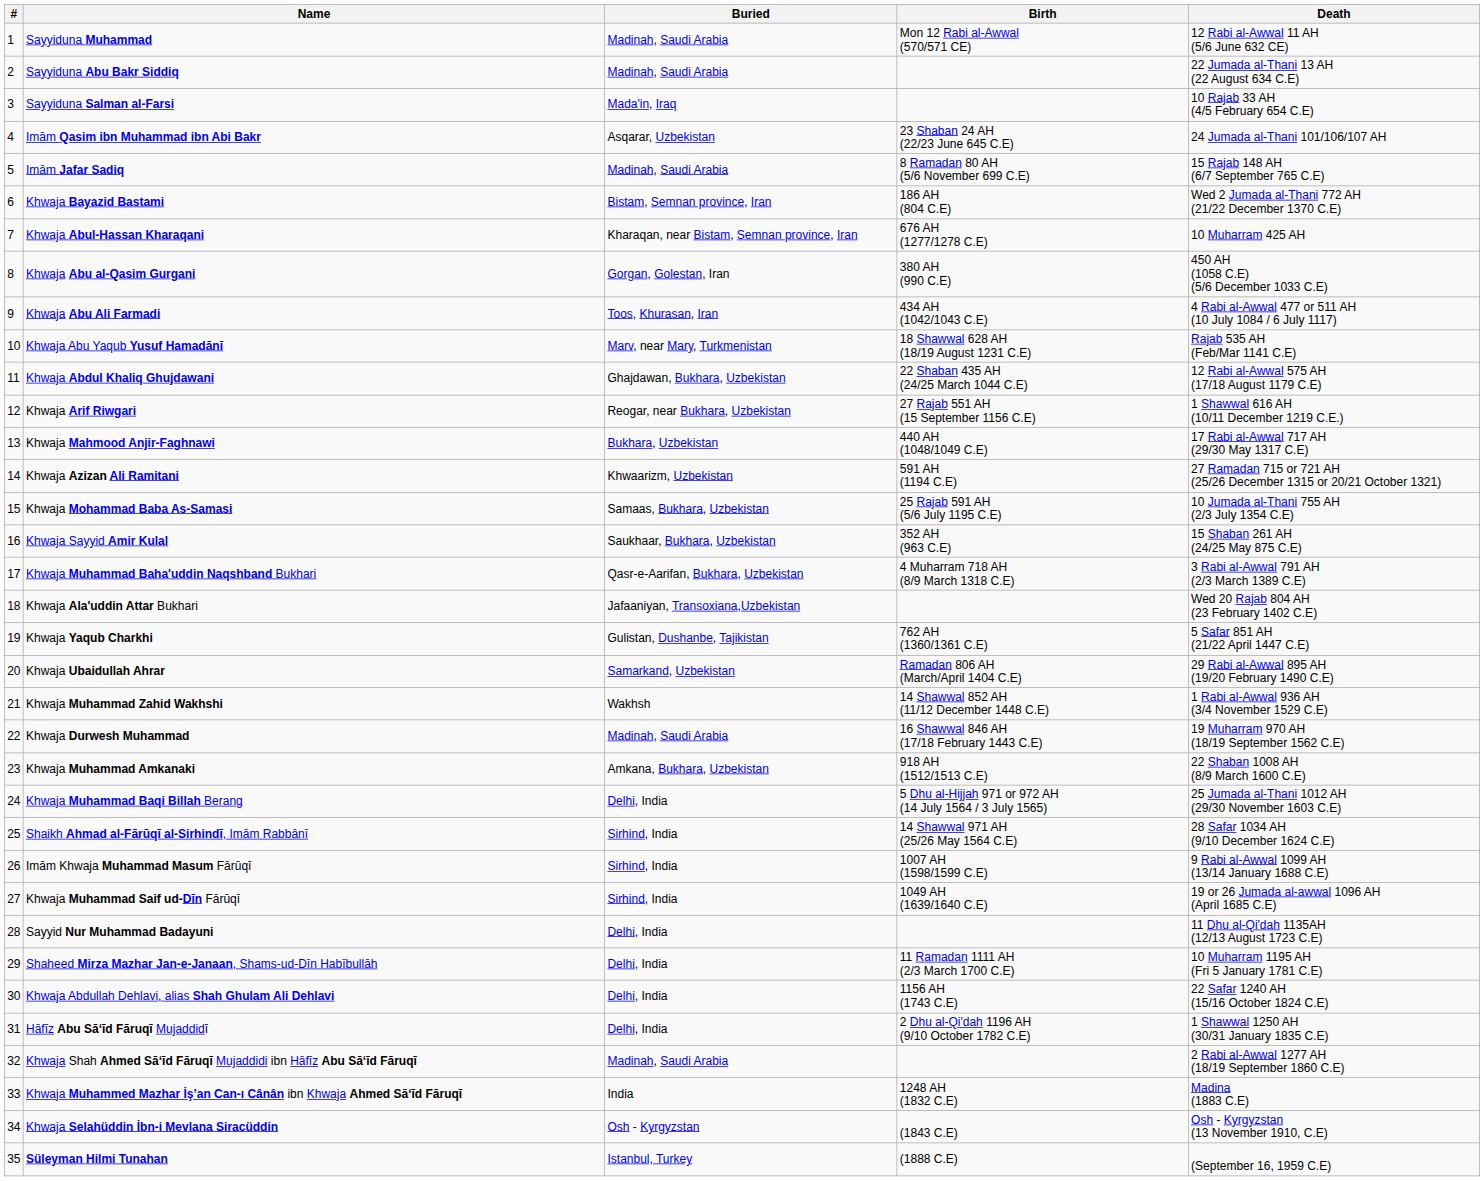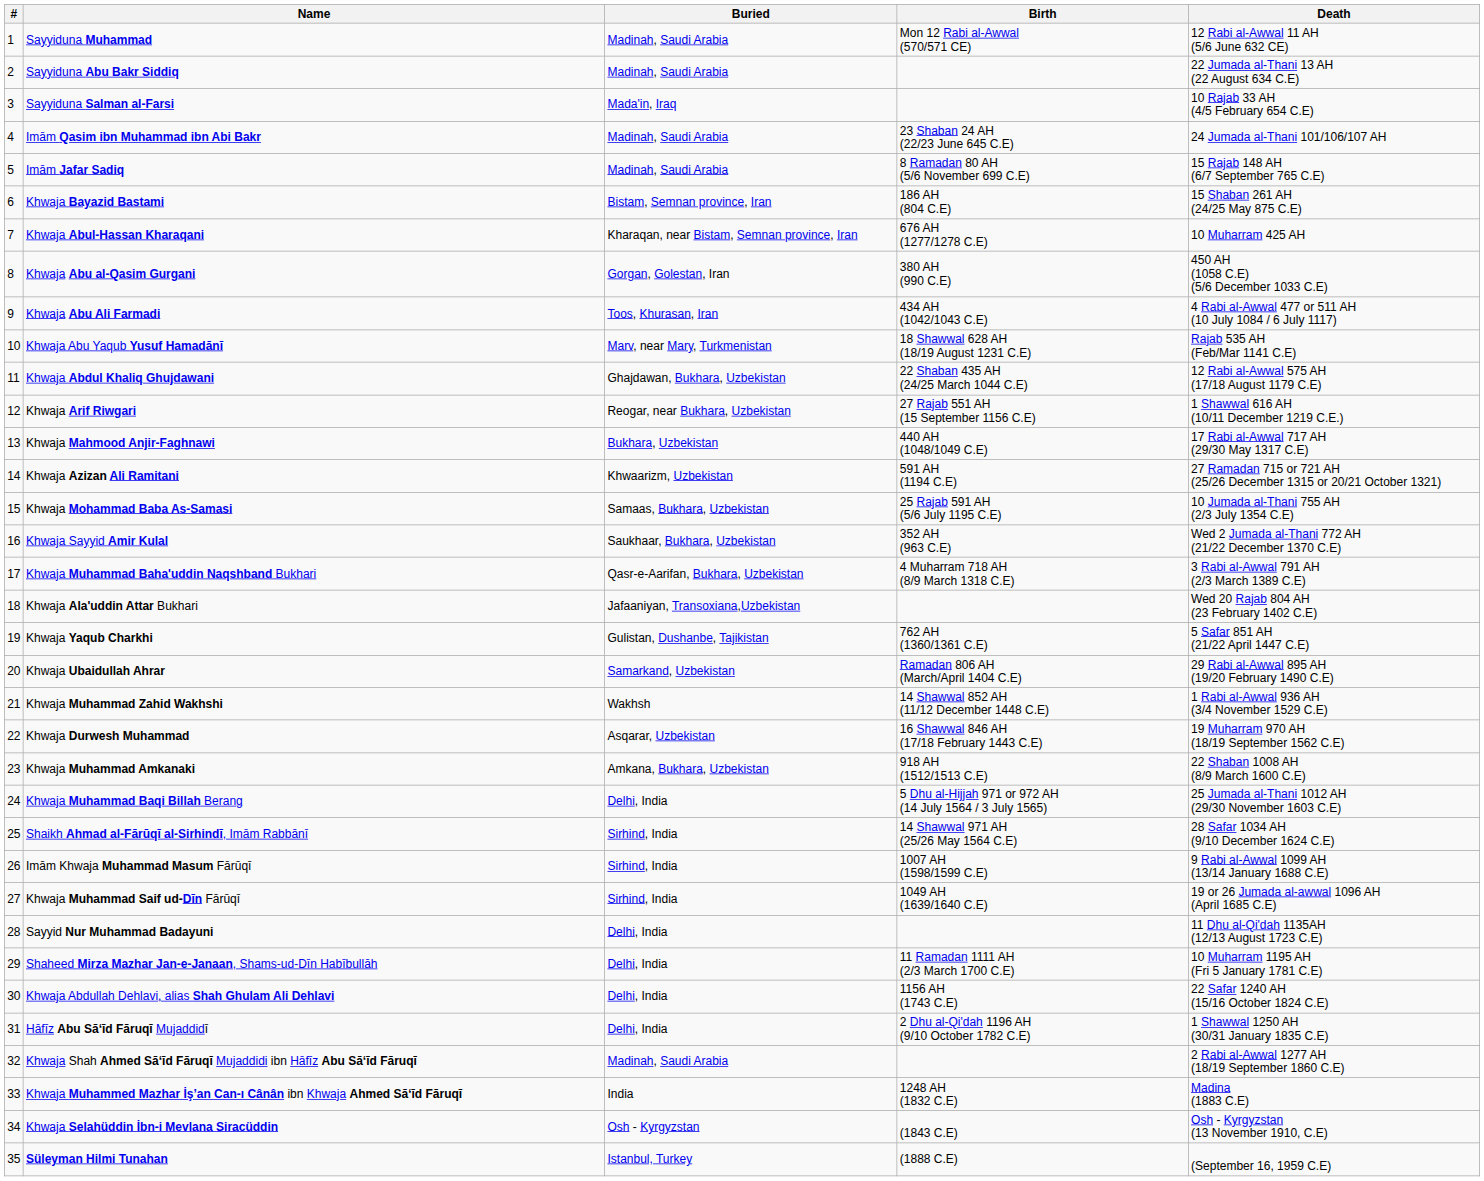(661, 137) Asqarar, Uzbekistan -> (668, 137) Madinah, Saudi Arabia
(1276, 202) Wed 2 Jumada al-Thani 772 AH (21/22 December 1370 C.E) -> (1246, 202) 15 Shaban 261 AH (24/25 May 875 C.E)
(1246, 541) 15 Shaban 261 AH (24/25 May 875 C.E) -> (1276, 541) Wed 2 Jumada al-Thani 772 AH (21/22 December 1370 C.E)
(668, 736) Madinah, Saudi Arabia -> (661, 736) Asqarar, Uzbekistan
